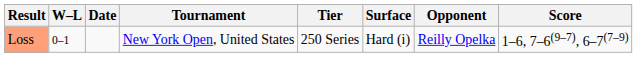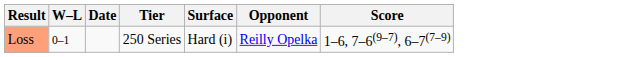- column: (209, 15)
